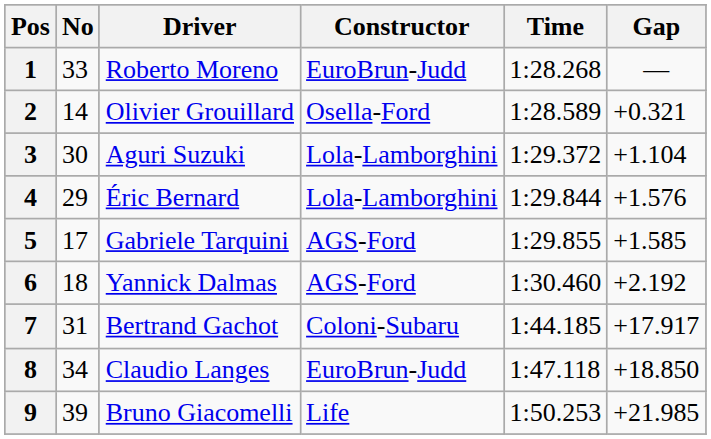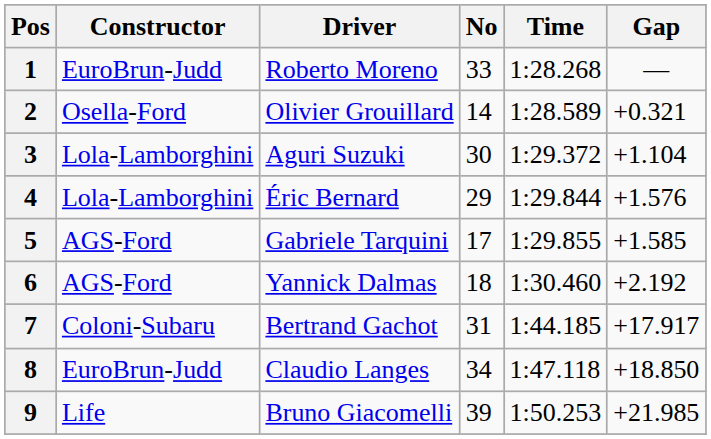columns swapped: (78, 26) <-> (402, 26)
